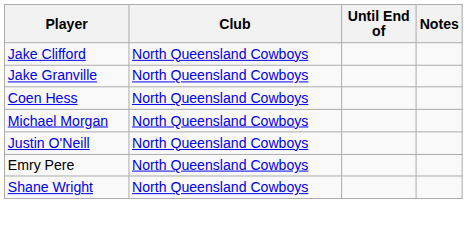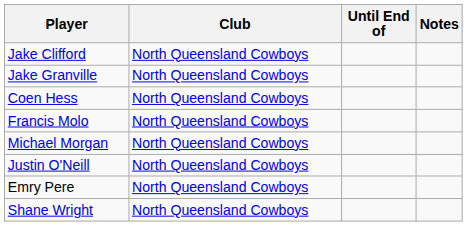+ row: (48, 121)
